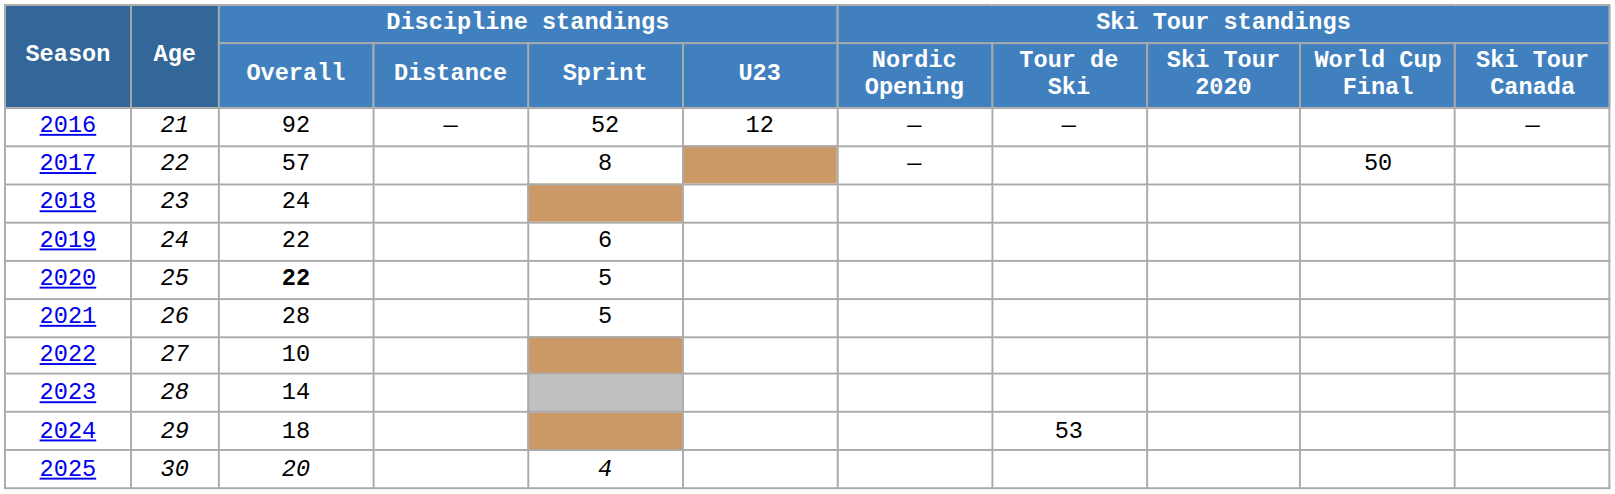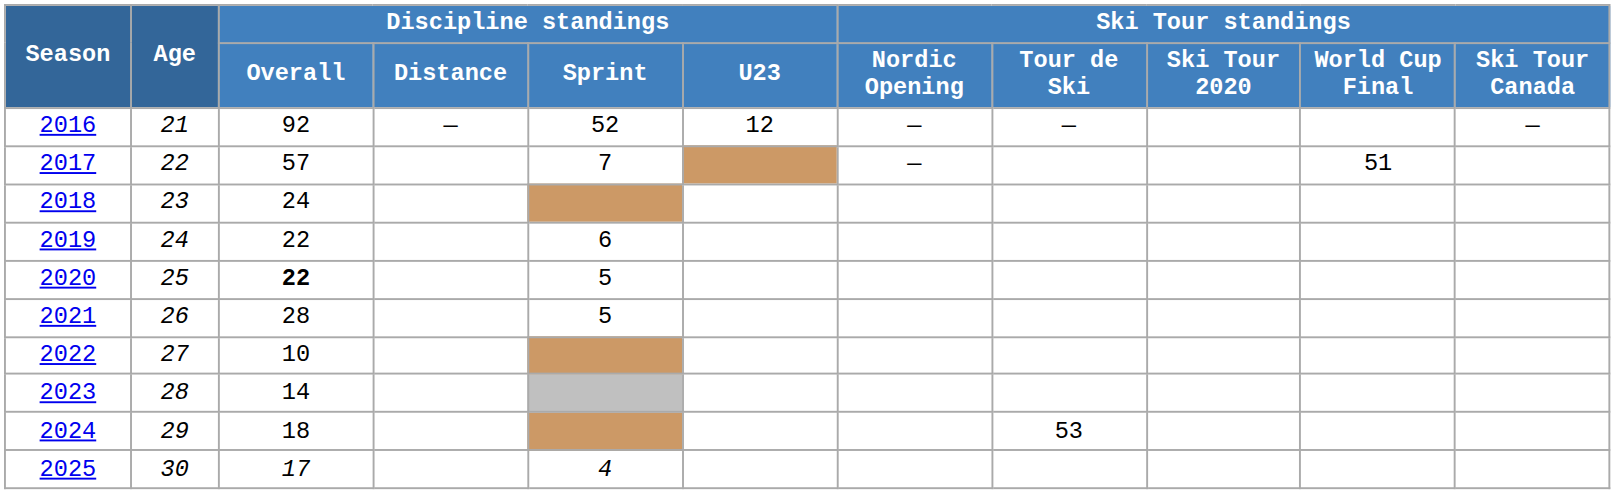(605, 165) 8 -> (605, 165) 7
(1378, 165) 50 -> (1378, 165) 51
(296, 470) 20 -> (296, 470) 17
